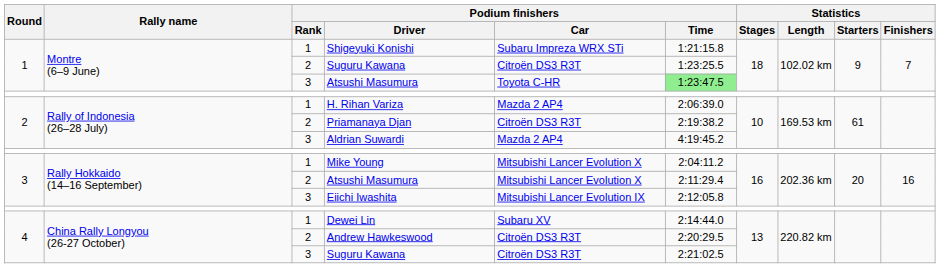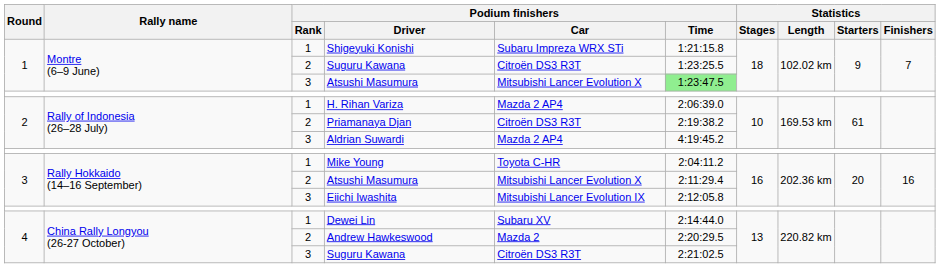(529, 82) Toyota C-HR -> (569, 82) Mitsubishi Lancer Evolution X
(569, 162) Mitsubishi Lancer Evolution X -> (529, 162) Toyota C-HR
(539, 237) Citroën DS3 R3T -> (518, 237) Mazda 2
